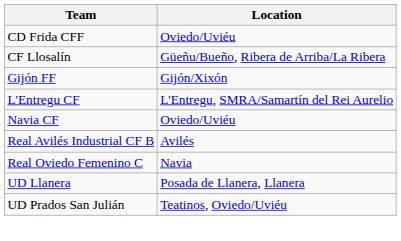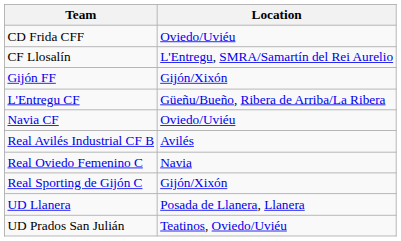(273, 57) Güeñu/Bueño, Ribera de Arriba/La Ribera -> (277, 57) L'Entregu, SMRA/Samartín del Rei Aurelio
(277, 99) L'Entregu, SMRA/Samartín del Rei Aurelio -> (273, 99) Güeñu/Bueño, Ribera de Arriba/La Ribera
+ row: (75, 183)
